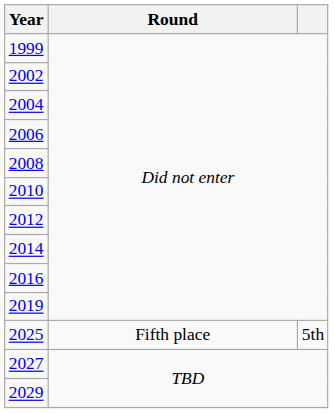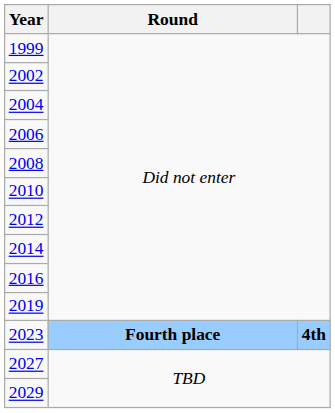+ row: (26, 335)
- row: (26, 335)
